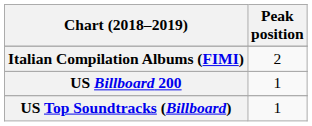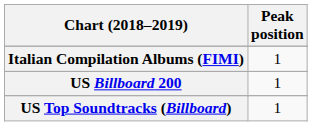(277, 58) 2 -> (277, 58) 1
